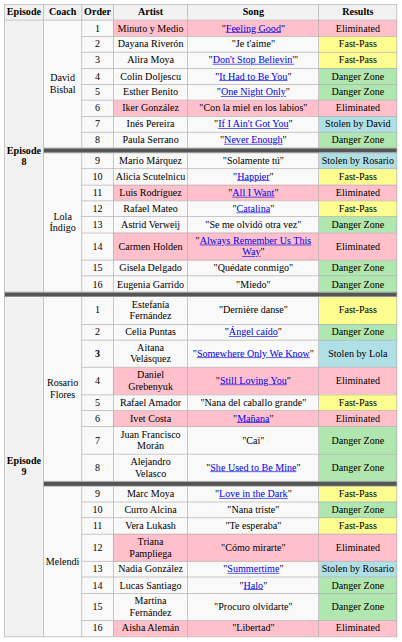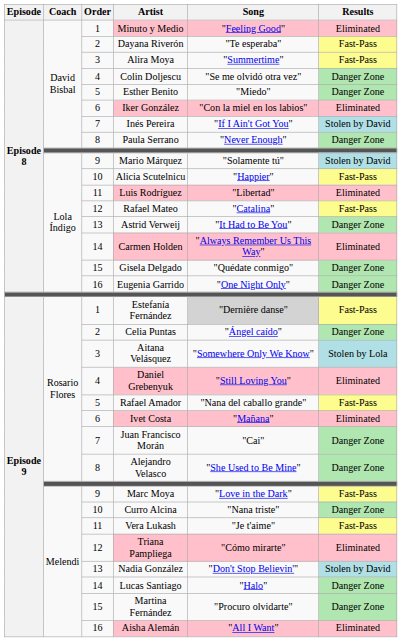(253, 44) "Je t'aime" -> (253, 44) "Te esperaba"
(253, 60) "Don't Stop Believin'" -> (253, 60) "Summertime"
(253, 76) "It Had to Be You" -> (253, 76) "Se me olvidó otra vez"
(253, 92) "One Night Only" -> (253, 92) "Miedo"
(358, 161) Stolen by Rosario -> (358, 161) Stolen by David
(253, 192) "All I Want" -> (253, 192) "Libertad"
(253, 224) "Se me olvidó otra vez" -> (253, 224) "It Had to Be You"
(253, 284) "Miedo" -> (253, 284) "One Night Only"
(253, 310) no background -> (253, 310) lightgrey background
(98, 353) bold -> (98, 353) normal
(253, 526) "Te esperaba" -> (253, 526) "Je t'aime"
(253, 569) "Summertime" -> (253, 569) "Don't Stop Believin'"
(358, 569) Stolen by Rosario -> (358, 569) Stolen by David
(253, 628) "Libertad" -> (253, 628) "All I Want"
